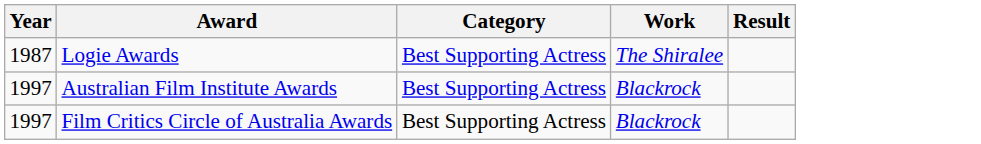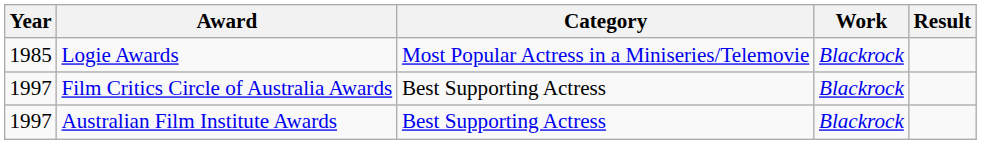(31, 54) 1987 -> (31, 54) 1985
(504, 54) Best Supporting Actress -> (606, 54) Most Popular Actress in a Miniseries/Telemovie
(669, 54) The Shiralee -> (861, 54) Blackrock
rows swapped: (199, 88) <-> (227, 121)
